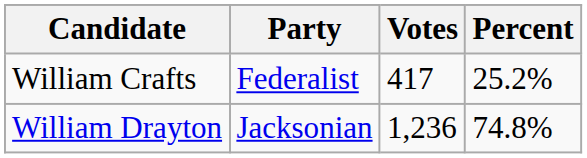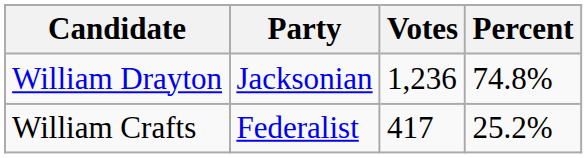rows swapped: (117, 127) <-> (104, 78)
